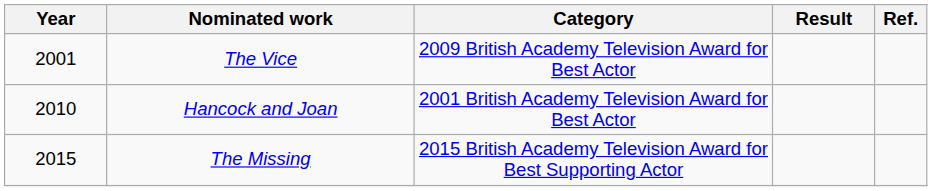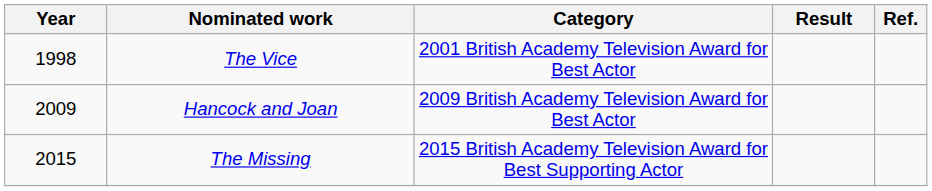(56, 59) 2001 -> (56, 59) 1998
(593, 59) 2009 British Academy Television Award for Best Actor -> (593, 59) 2001 British Academy Television Award for Best Actor
(56, 109) 2010 -> (56, 109) 2009
(593, 109) 2001 British Academy Television Award for Best Actor -> (593, 109) 2009 British Academy Television Award for Best Actor
